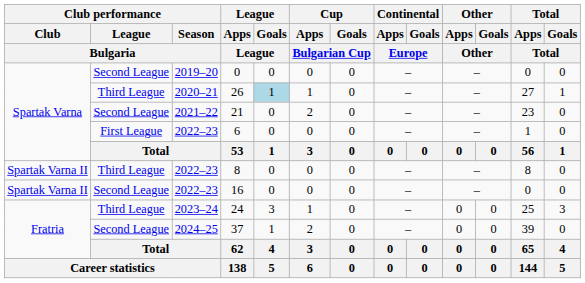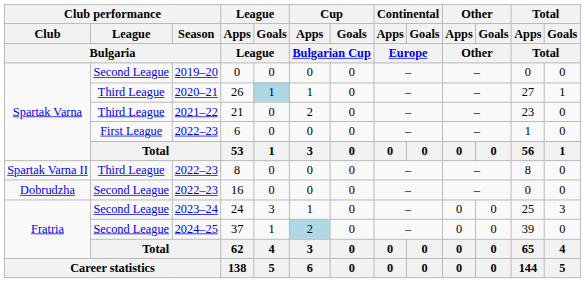(131, 111) Second League -> (131, 111) Third League
(47, 190) Spartak Varna II -> (47, 190) Dobrudzha
(131, 209) Third League -> (131, 209) Second League
(310, 229) no background -> (310, 229) lightblue background
